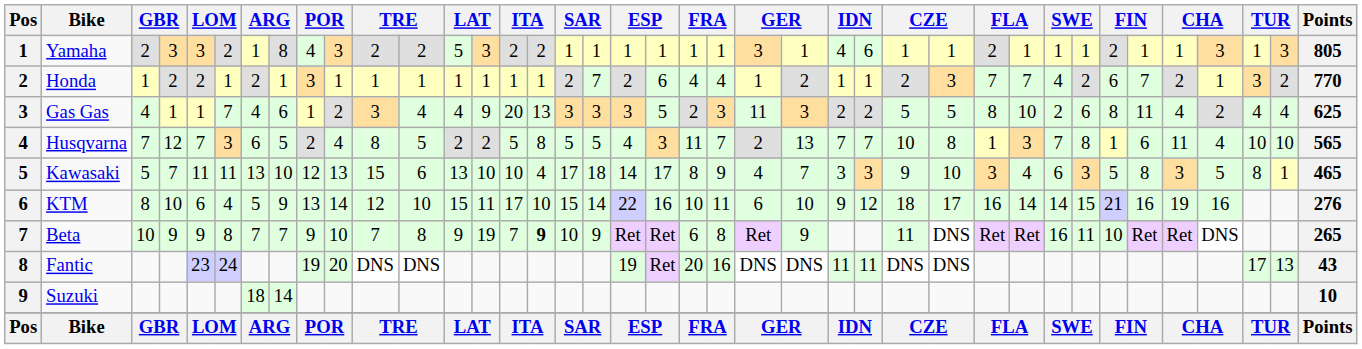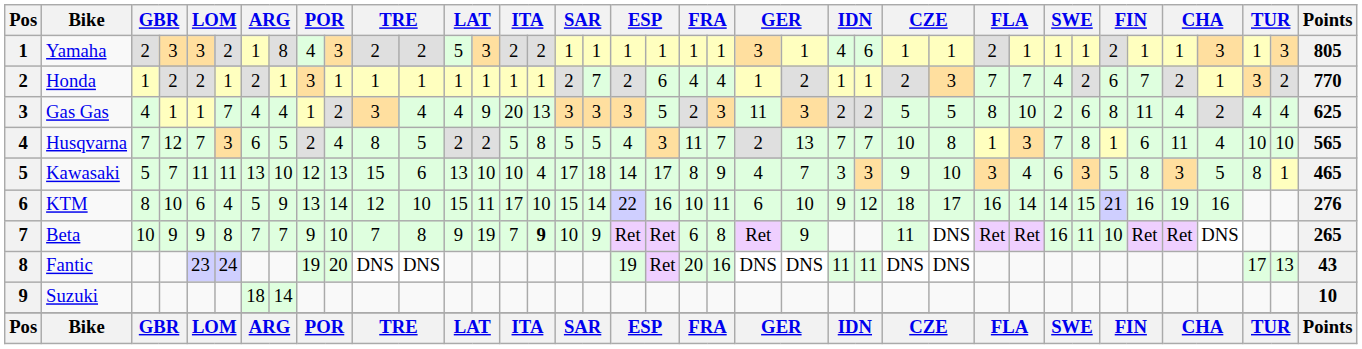(283, 112) 6 -> (283, 112) 4
